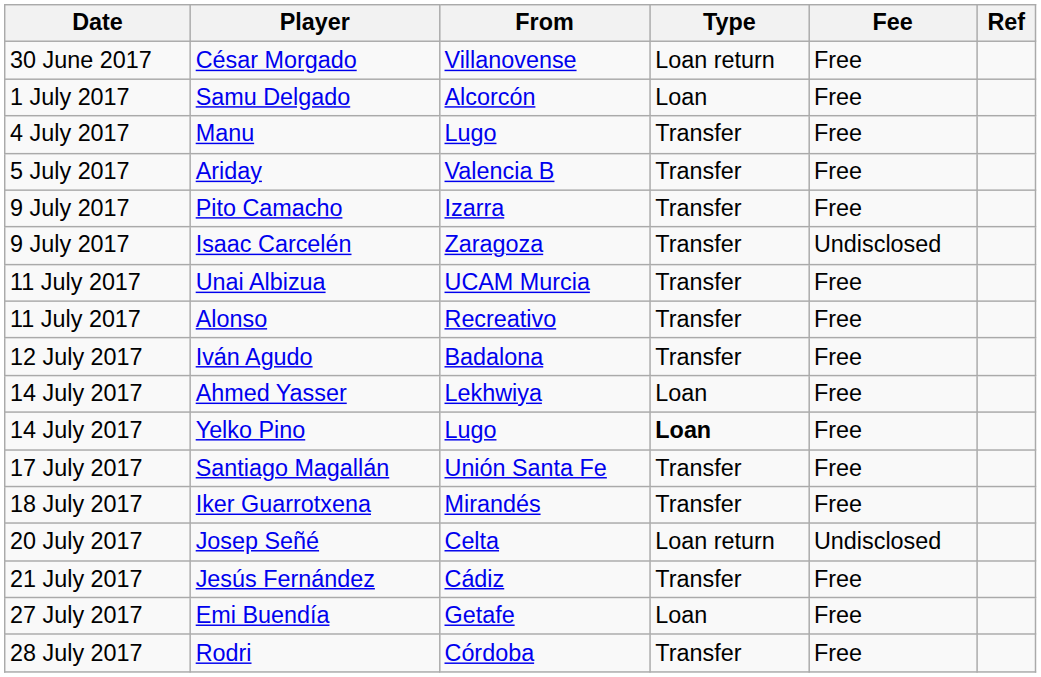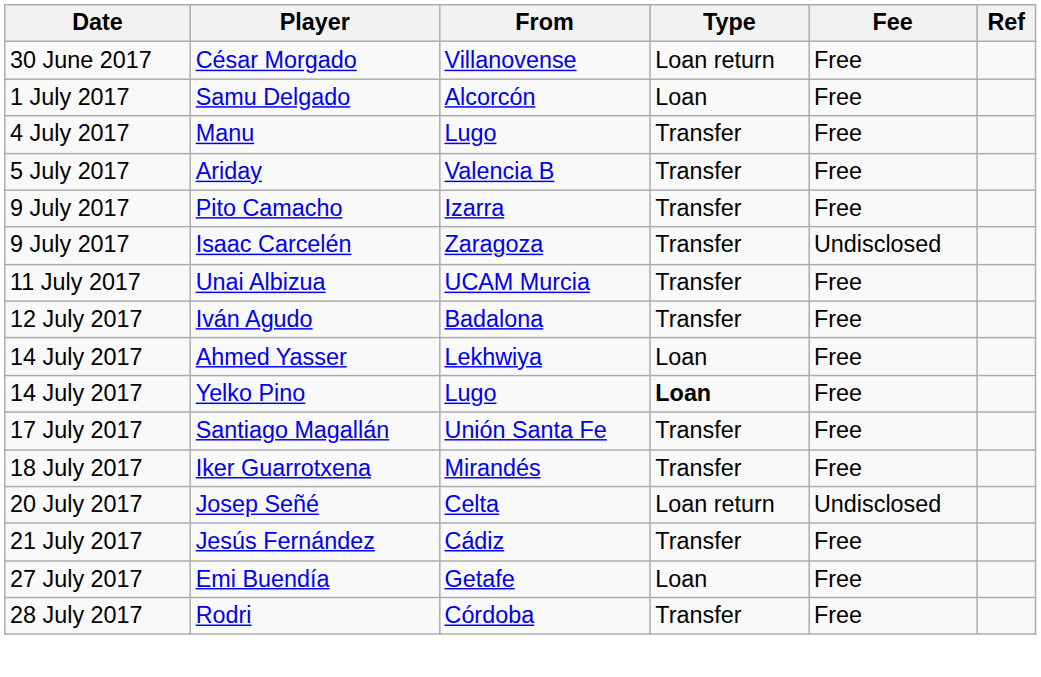- row: (231, 319)
